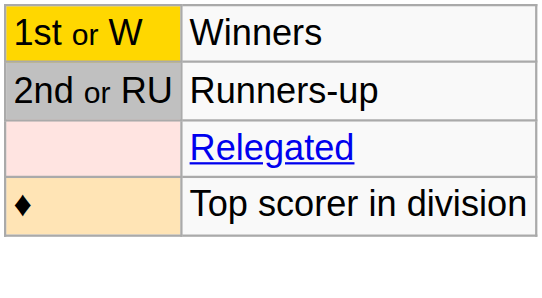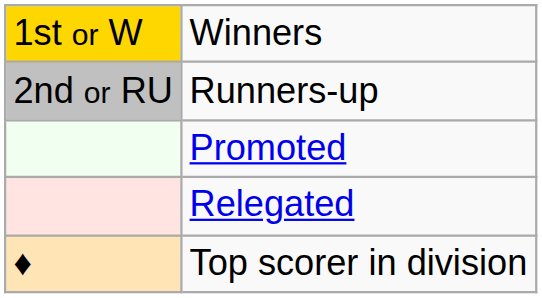+ row: (268, 147)
